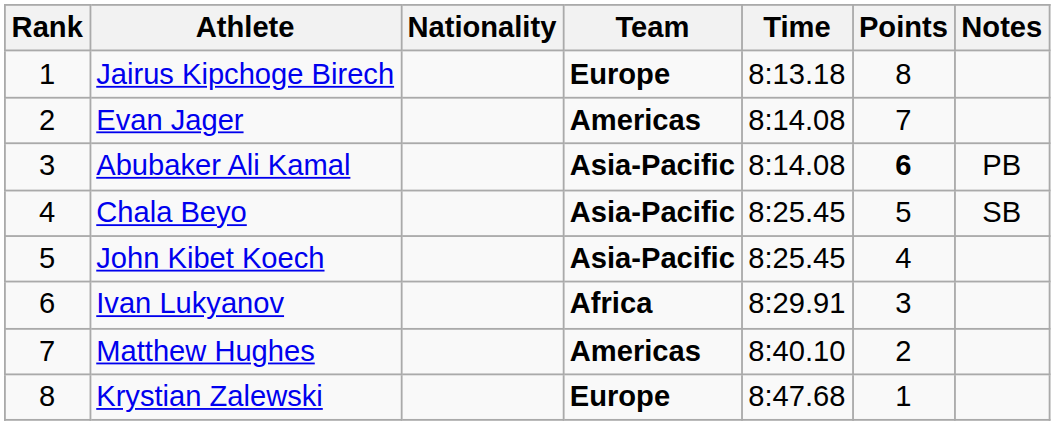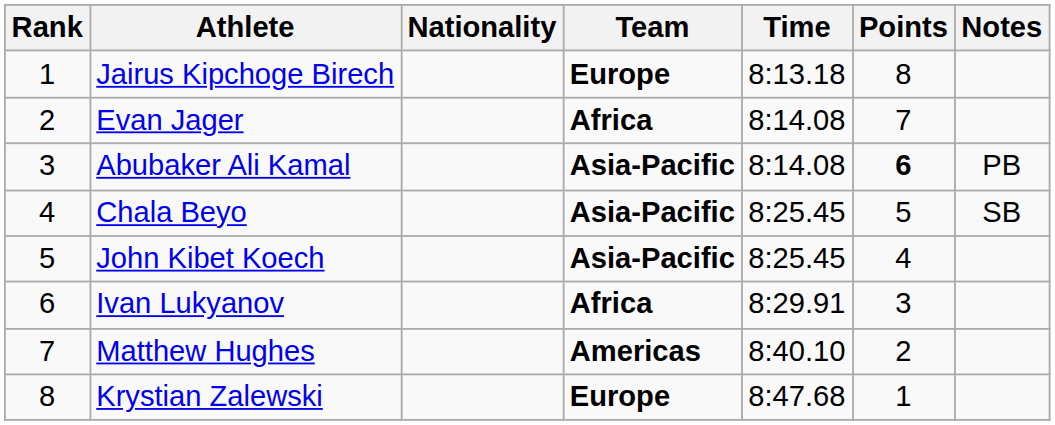(635, 119) Americas -> (611, 119) Africa
